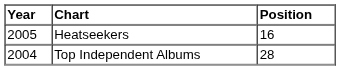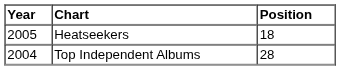(267, 34) 16 -> (267, 34) 18
